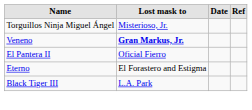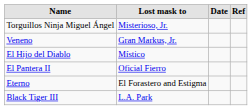(151, 39) bold -> (147, 39) normal
+ row: (38, 54)
